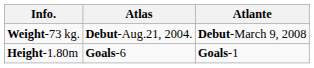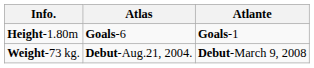rows swapped: (43, 33) <-> (43, 53)
